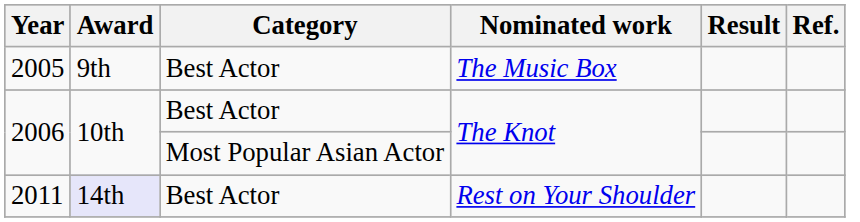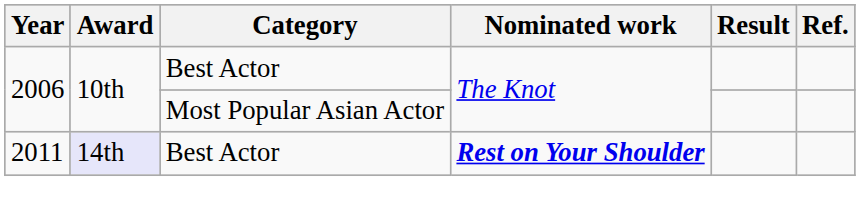- row: (38, 68)
(576, 195) normal -> (581, 152) bold
